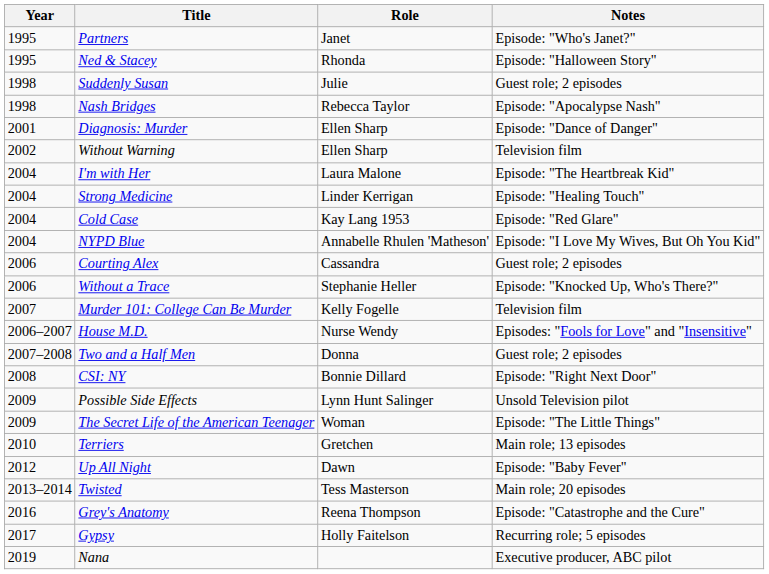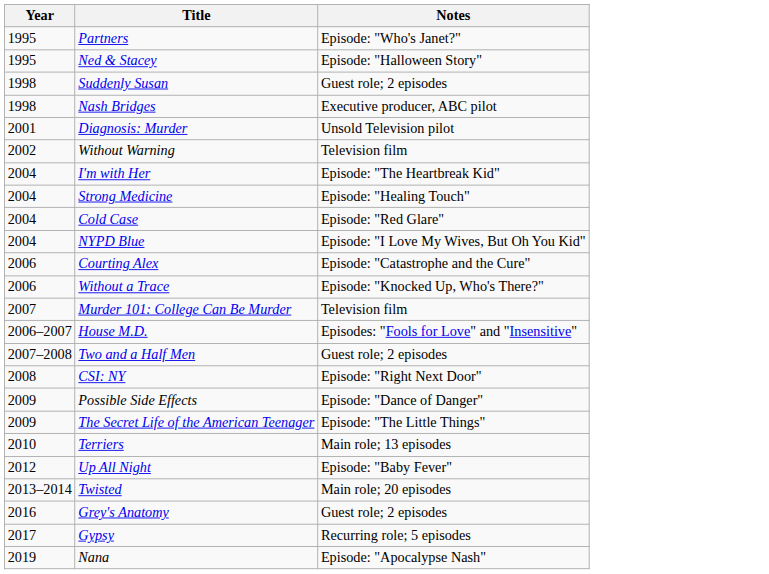- column: (405, 15)
(578, 106) Episode: "Apocalypse Nash" -> (409, 106) Executive producer, ABC pilot
(577, 128) Episode: "Dance of Danger" -> (388, 128) Unsold Television pilot
(559, 264) Guest role; 2 episodes -> (426, 264) Episode: "Catastrophe and the Cure"
(562, 399) Unsold Television pilot -> (402, 399) Episode: "Dance of Danger"
(600, 512) Episode: "Catastrophe and the Cure" -> (384, 512) Guest role; 2 episodes
(583, 557) Executive producer, ABC pilot -> (403, 557) Episode: "Apocalypse Nash"
